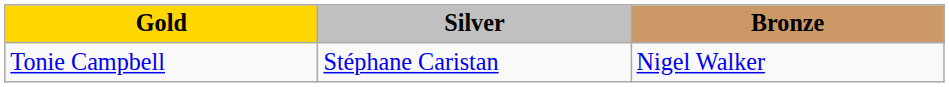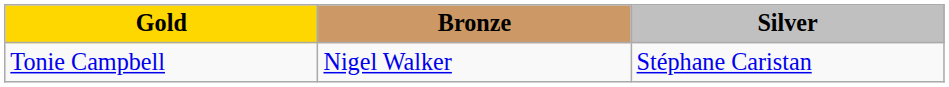columns swapped: (474, 23) <-> (788, 23)
